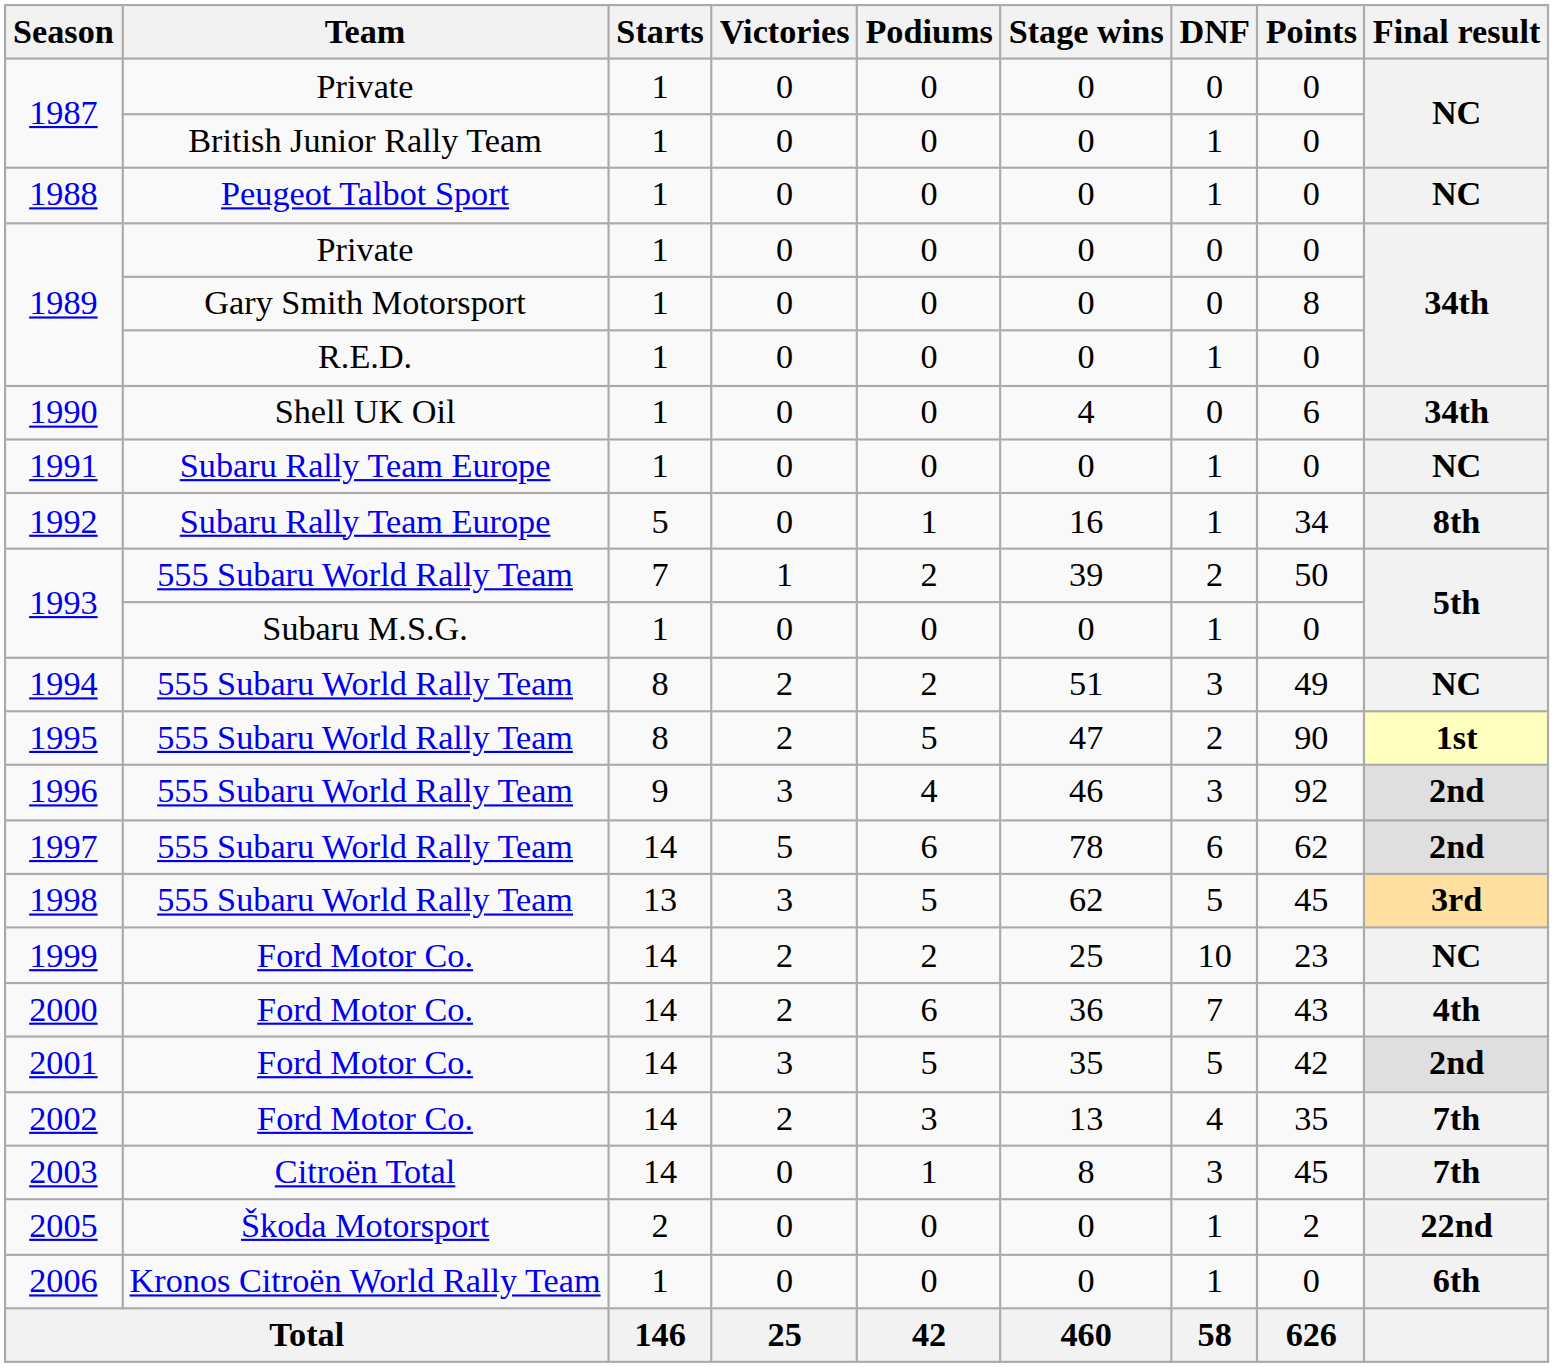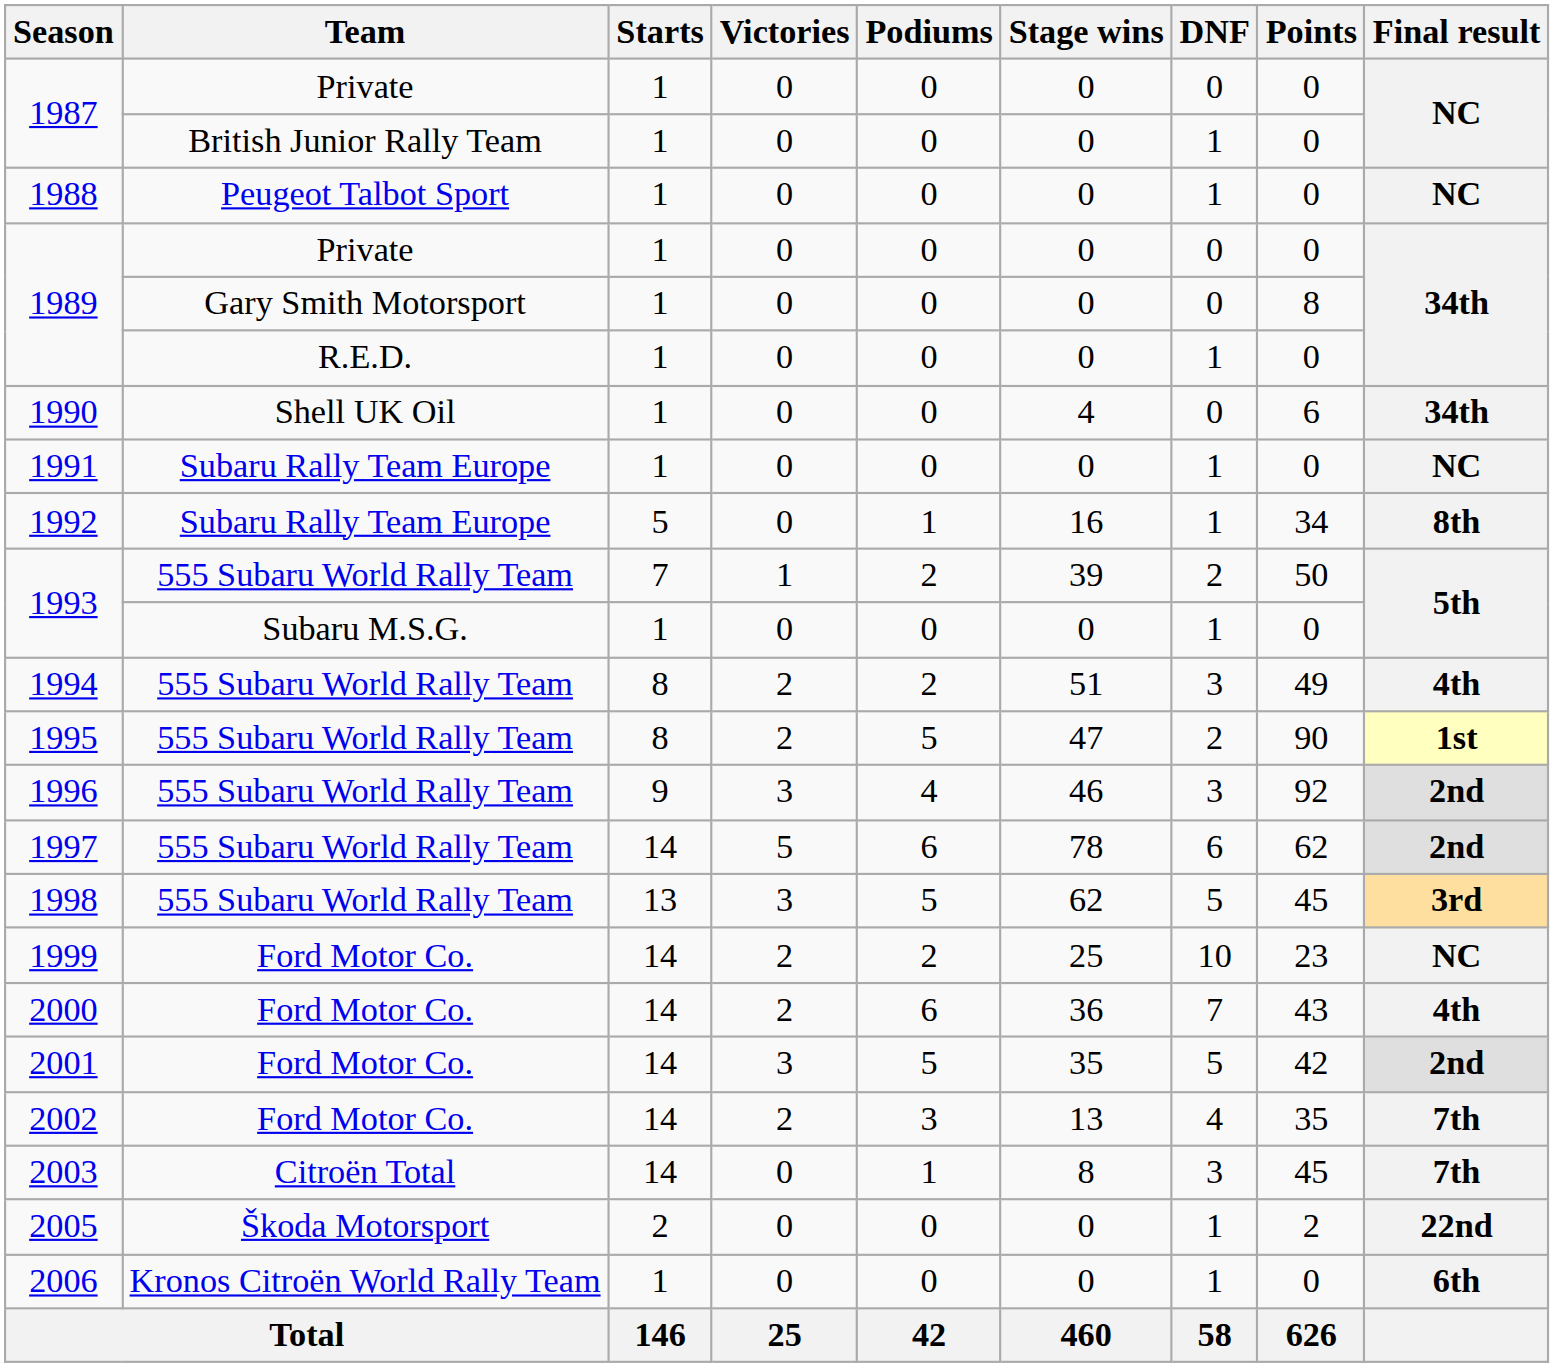(1457, 683) NC -> (1457, 683) 4th
